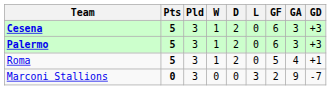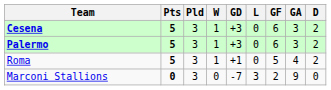columns swapped: (236, 12) <-> (316, 12)
